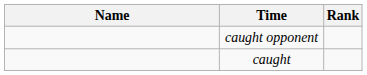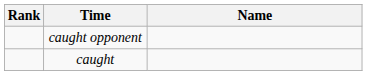columns swapped: (112, 15) <-> (343, 15)
